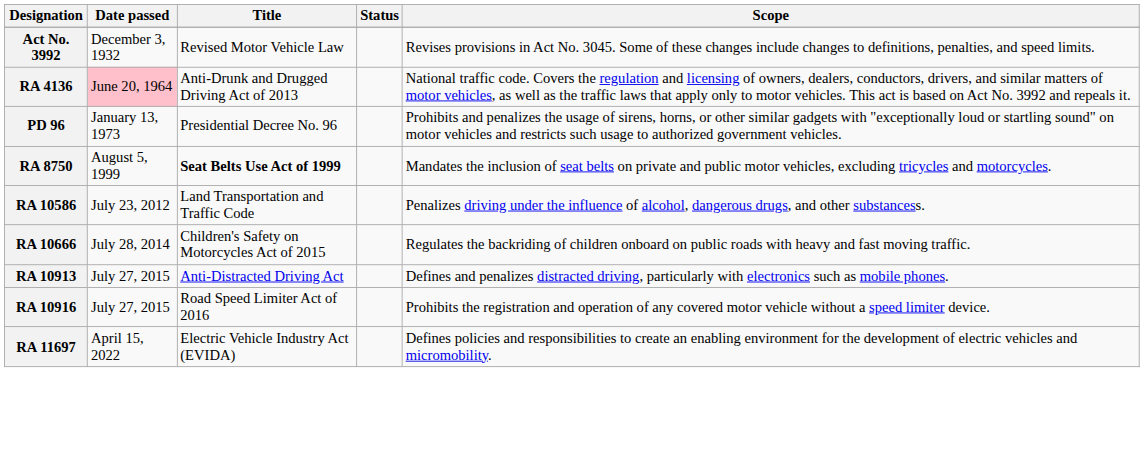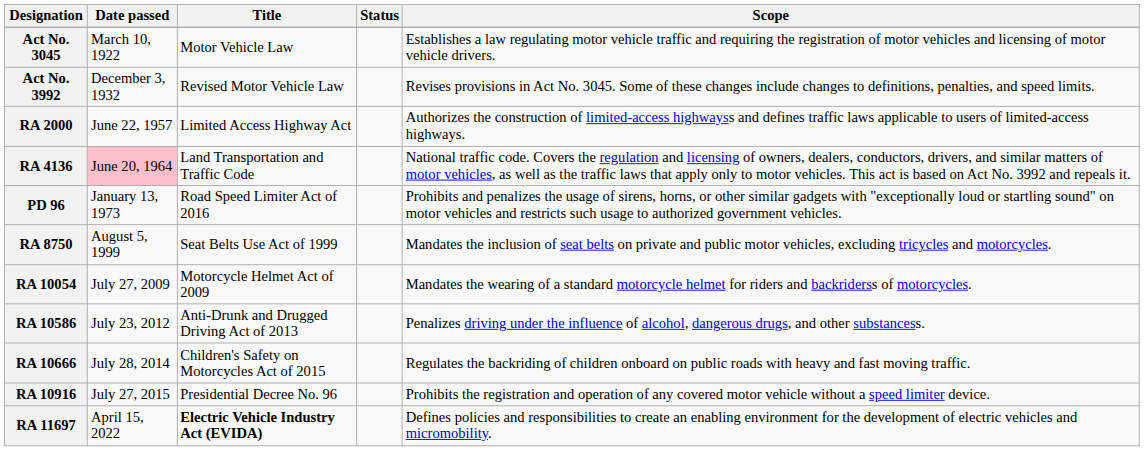+ row: (46, 47)
+ row: (46, 126)
(254, 86) Anti-Drunk and Drugged Driving Act of 2013 -> (252, 165) Land Transportation and Traffic Code
(259, 126) Presidential Decree No. 96 -> (259, 205) Road Speed Limiter Act of 2016
(261, 165) bold -> (259, 244) normal
+ row: (46, 284)
(252, 205) Land Transportation and Traffic Code -> (254, 323) Anti-Drunk and Drugged Driving Act of 2013
- row: (46, 275)
(259, 307) Road Speed Limiter Act of 2016 -> (259, 394) Presidential Decree No. 96
(264, 346) normal -> (258, 425) bold
